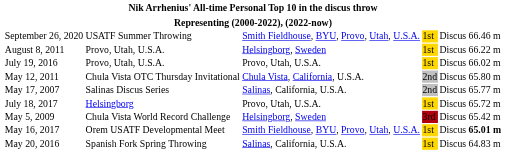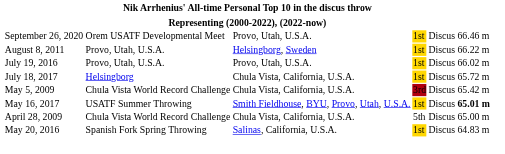(139, 36) USATF Summer Throwing -> (155, 36) Orem USATF Developmental Meet
(331, 36) Smith Fieldhouse, BYU, Provo, Utah, U.S.A. -> (272, 36) Provo, Utah, U.S.A.
- row: (32, 76)
- row: (32, 90)
(282, 103) Provo, Utah, U.S.A. -> (294, 76) Chula Vista, California, U.S.A.
(284, 117) Helsingborg, Sweden -> (294, 90) Chula Vista, California, U.S.A.
(155, 130) Orem USATF Developmental Meet -> (139, 103) USATF Summer Throwing
+ row: (33, 117)
